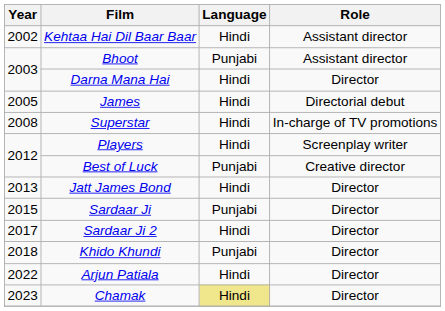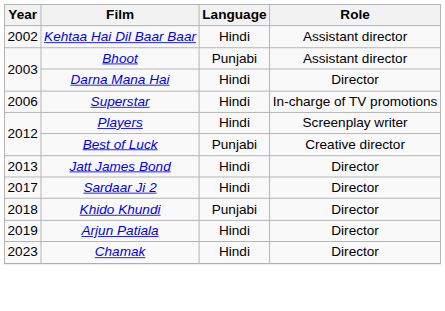- row: (120, 101)
(23, 123) 2008 -> (23, 101) 2006
- row: (120, 209)
(23, 274) 2022 -> (23, 230) 2019
(234, 295) khaki background -> (234, 252) no background
